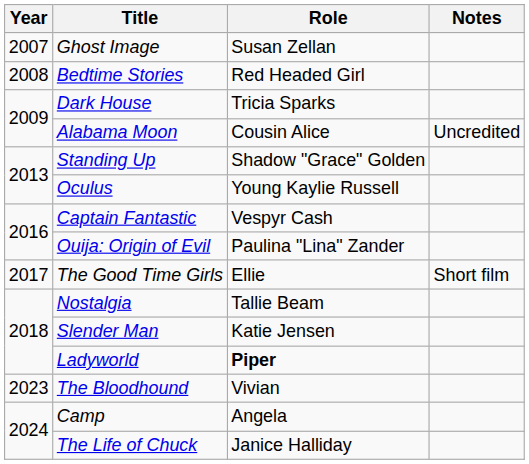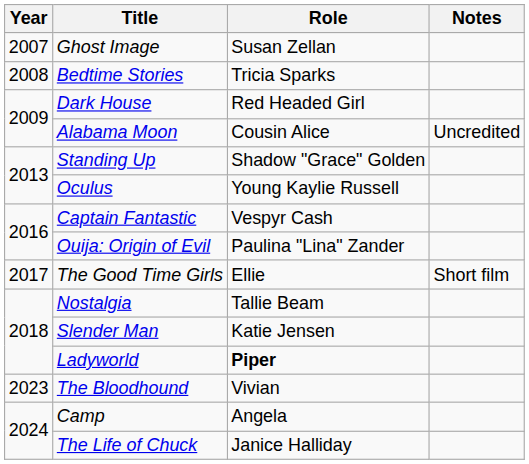(298, 75) Red Headed Girl -> (283, 75) Tricia Sparks
(283, 103) Tricia Sparks -> (298, 103) Red Headed Girl
